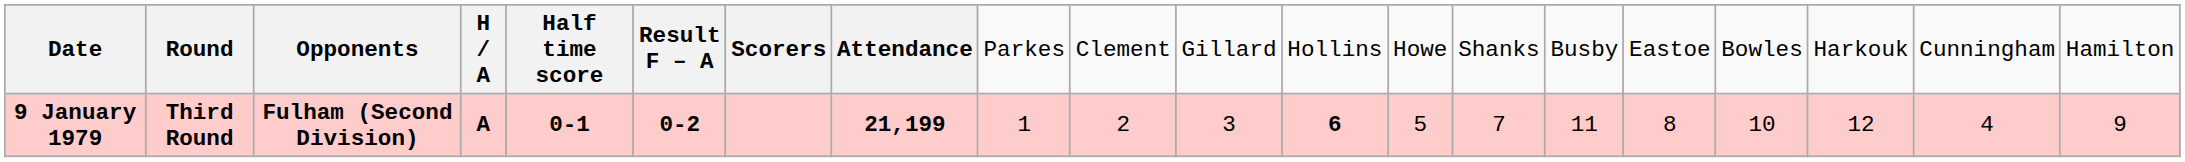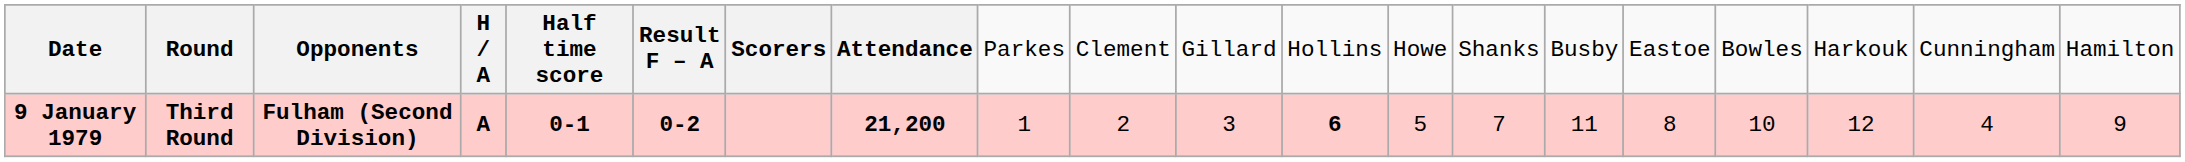(905, 125) 21,199 -> (905, 125) 21,200
